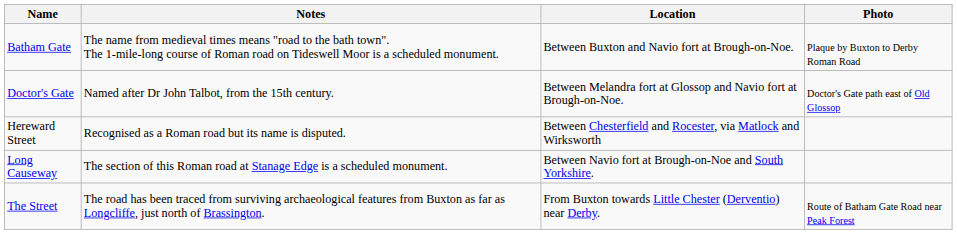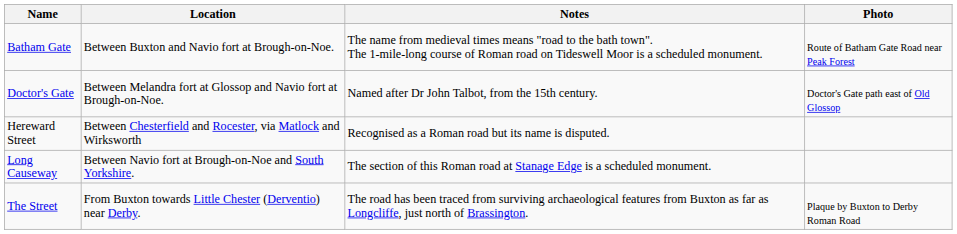columns swapped: (672, 14) <-> (311, 14)
(863, 54) Plaque by Buxton to Derby Roman Road -> (874, 54) Route of Batham Gate Road near Peak Forest
(874, 213) Route of Batham Gate Road near Peak Forest -> (863, 213) Plaque by Buxton to Derby Roman Road
